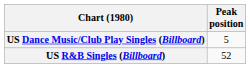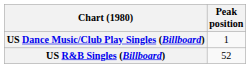(226, 39) 5 -> (226, 39) 1
